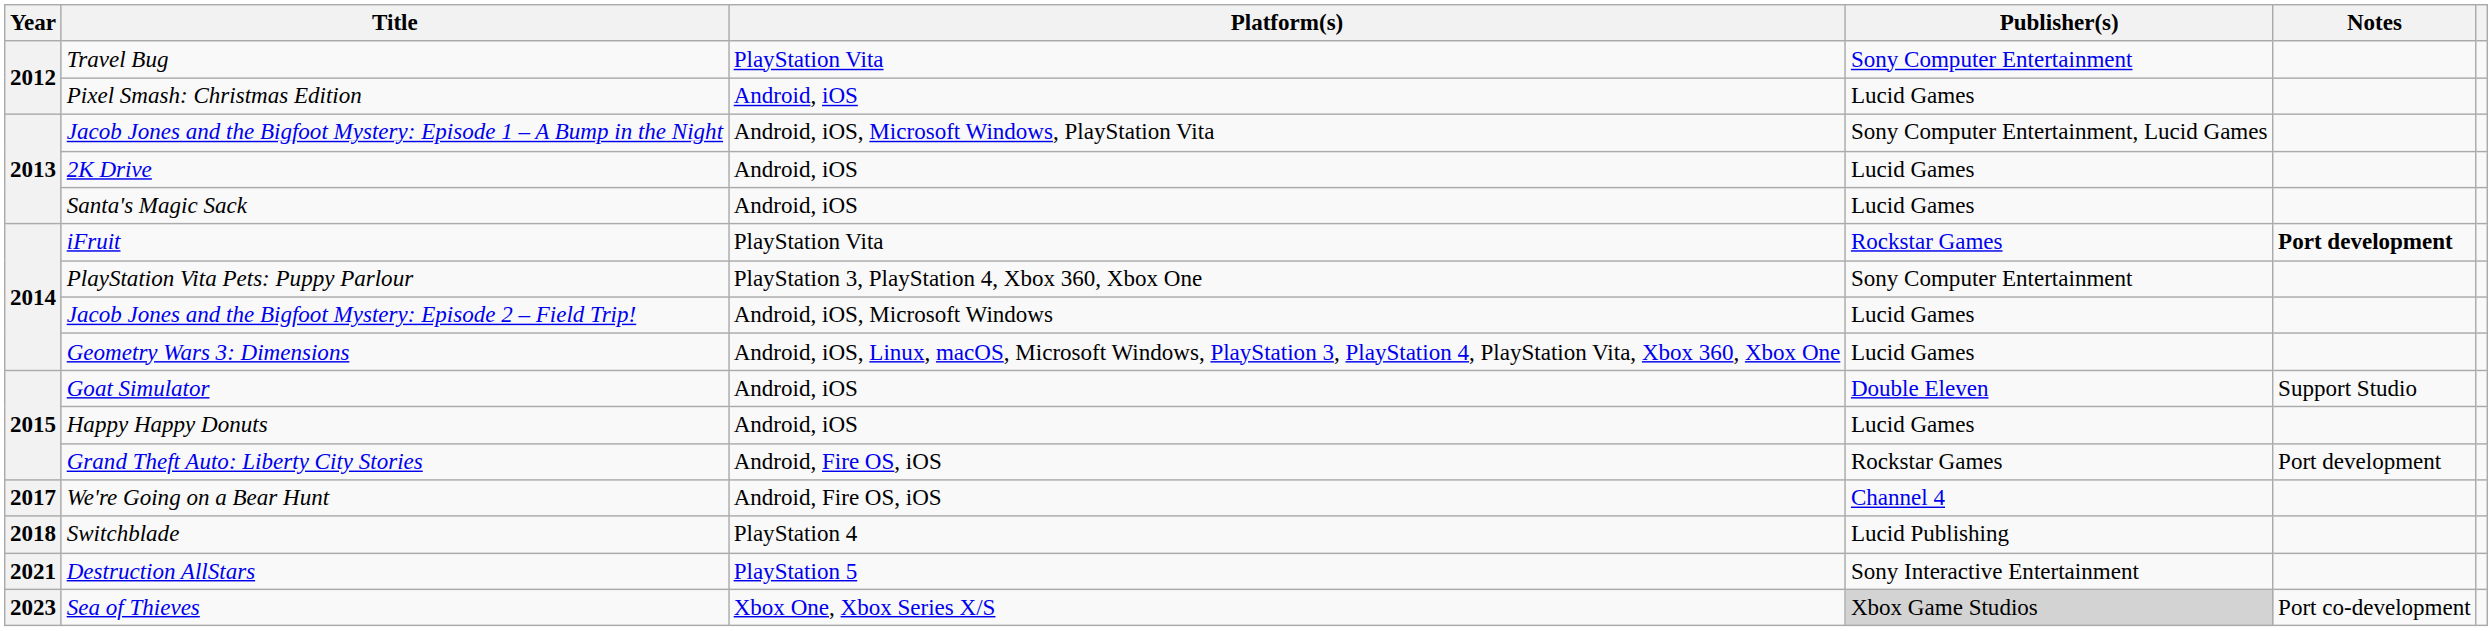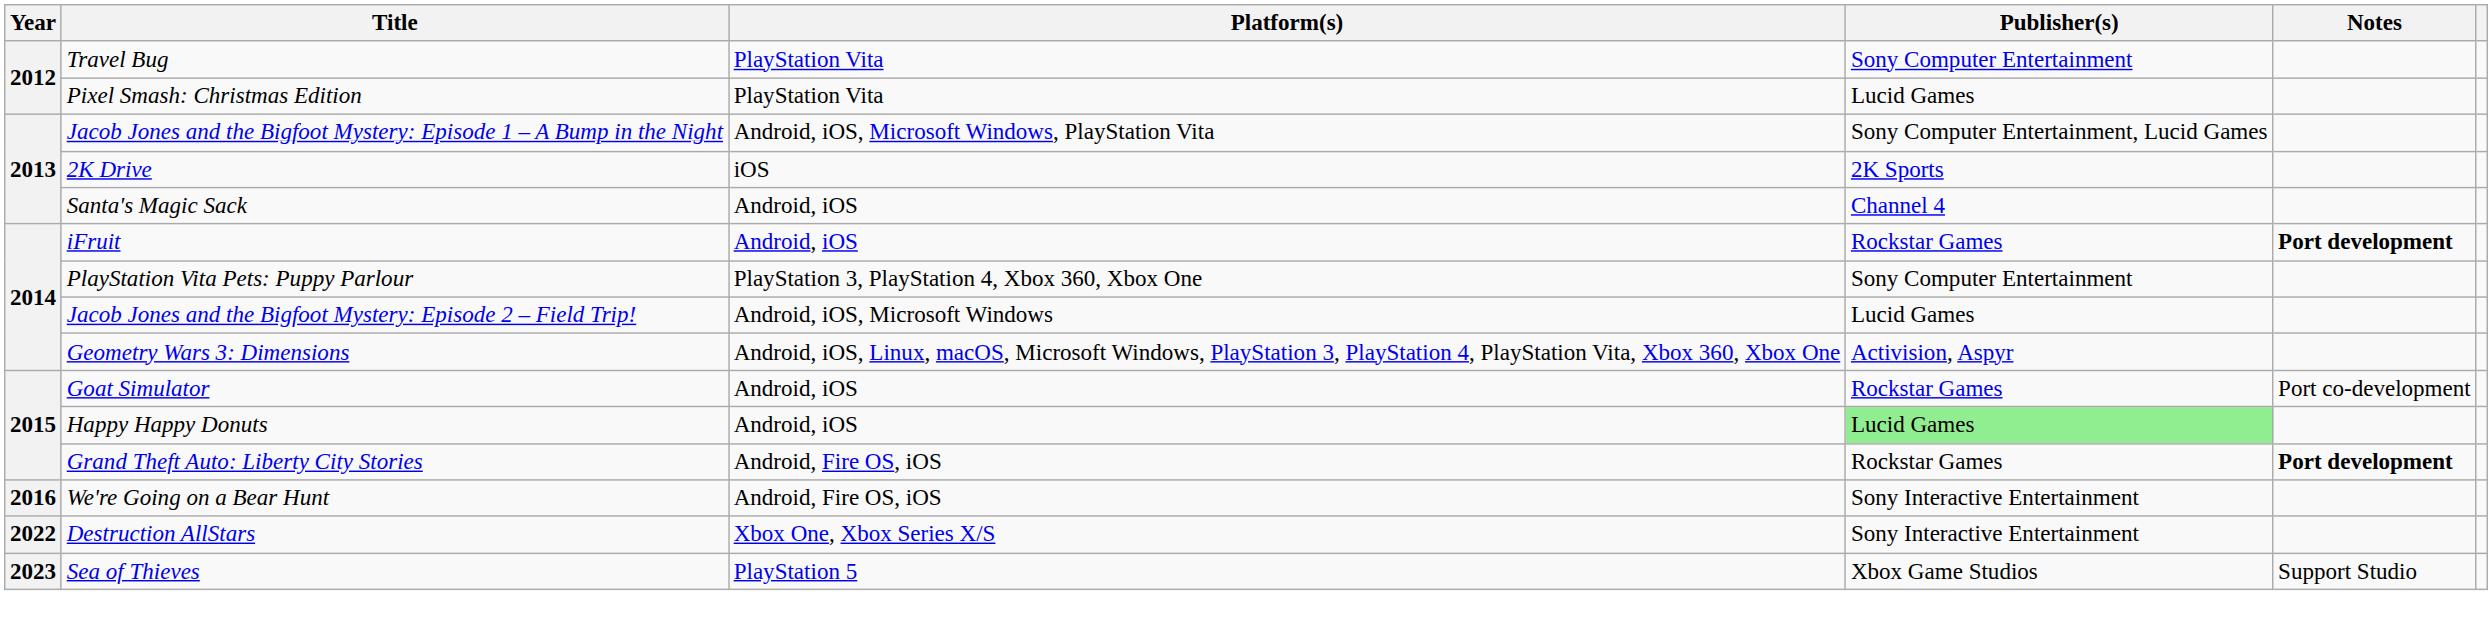(796, 95) Android, iOS -> (809, 95) PlayStation Vita
(796, 168) Android, iOS -> (752, 168) iOS
(1913, 168) Lucid Games -> (1897, 168) 2K Sports
(1913, 205) Lucid Games -> (1898, 205) Channel 4
(809, 242) PlayStation Vita -> (796, 242) Android, iOS
(1913, 351) Lucid Games -> (1932, 351) Activision, Aspyr
(1920, 388) Double Eleven -> (1927, 388) Rockstar Games
(2348, 388) Support Studio -> (2374, 388) Port co-development
(1913, 424) no background -> (1913, 424) lightgreen background
(2360, 461) normal -> (2365, 461) bold
(33, 497) 2017 -> (33, 497) 2016
(1898, 497) Channel 4 -> (1995, 497) Sony Interactive Entertainment
- row: (123, 534)
(33, 570) 2021 -> (33, 534) 2022
(795, 570) PlayStation 5 -> (865, 534) Xbox One, Xbox Series X/S
(865, 607) Xbox One, Xbox Series X/S -> (795, 570) PlayStation 5
(1944, 607) lightgrey background -> (1944, 570) no background
(2374, 607) Port co-development -> (2348, 570) Support Studio
